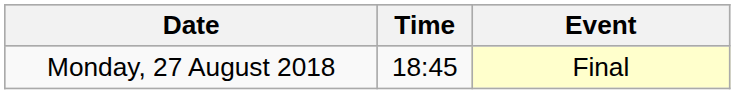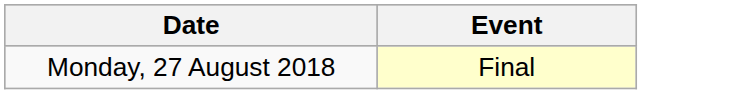- column: (425, 25)
